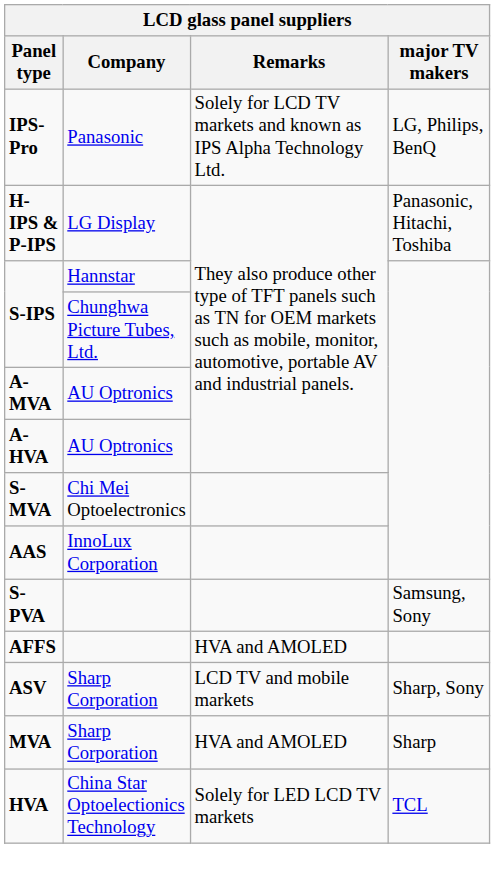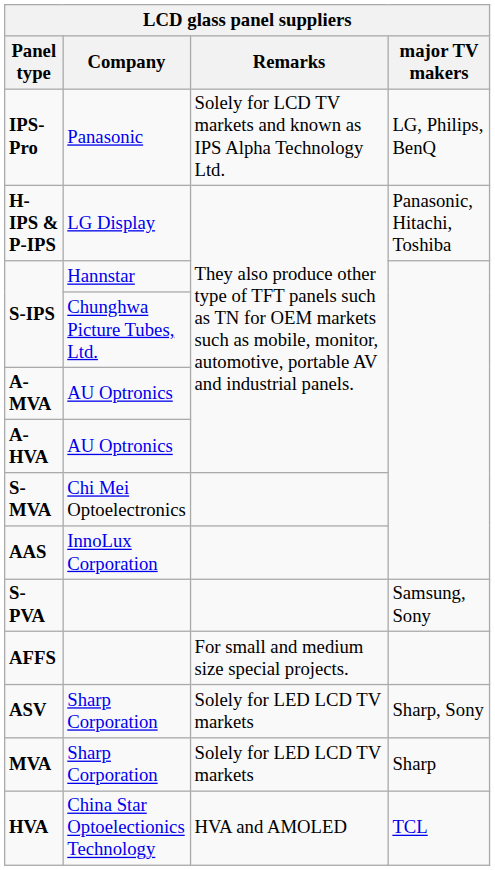(271, 647) HVA and AMOLED -> (279, 658) For small and medium size special projects.
(272, 689) LCD TV and mobile markets -> (288, 711) Solely for LED LCD TV markets
(271, 742) HVA and AMOLED -> (288, 764) Solely for LED LCD TV markets
(288, 806) Solely for LED LCD TV markets -> (271, 828) HVA and AMOLED
